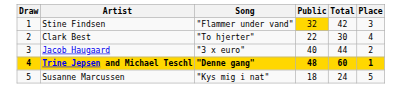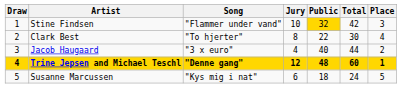+ column: (295, 11)
